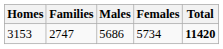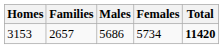(61, 33) 2747 -> (61, 33) 2657
